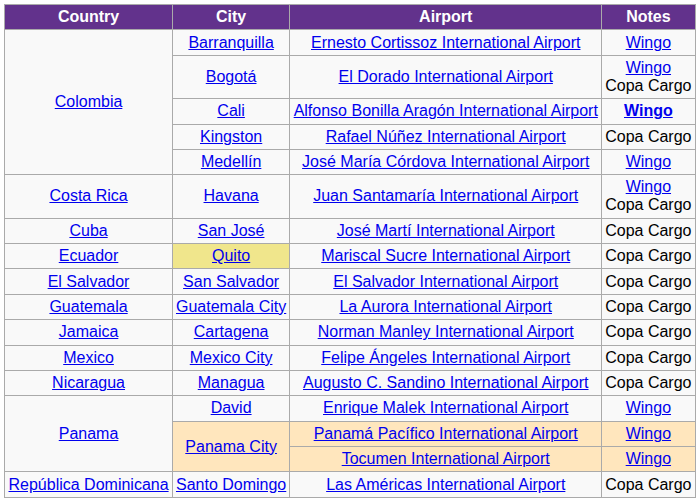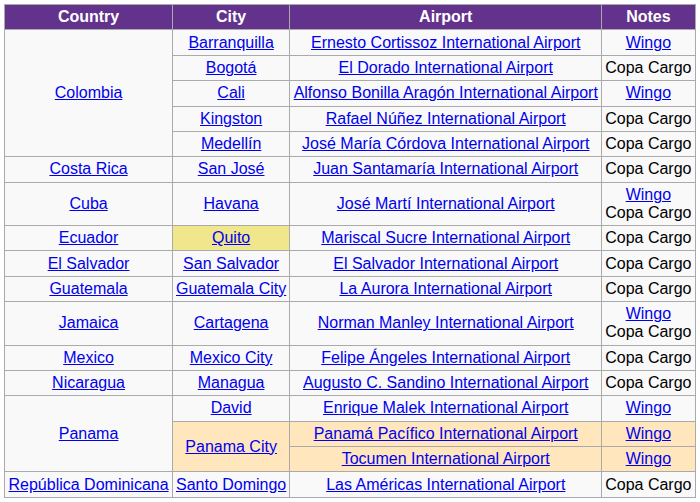(648, 76) Wingo Copa Cargo -> (648, 67) Copa Cargo
(648, 111) bold -> (648, 93) normal
(648, 162) Wingo -> (648, 144) Copa Cargo
(231, 196) Havana -> (231, 169) San José
(648, 196) Wingo Copa Cargo -> (648, 169) Copa Cargo
(231, 230) San José -> (231, 203) Havana
(648, 230) Copa Cargo -> (648, 203) Wingo Copa Cargo
(648, 332) Copa Cargo -> (648, 323) Wingo Copa Cargo
